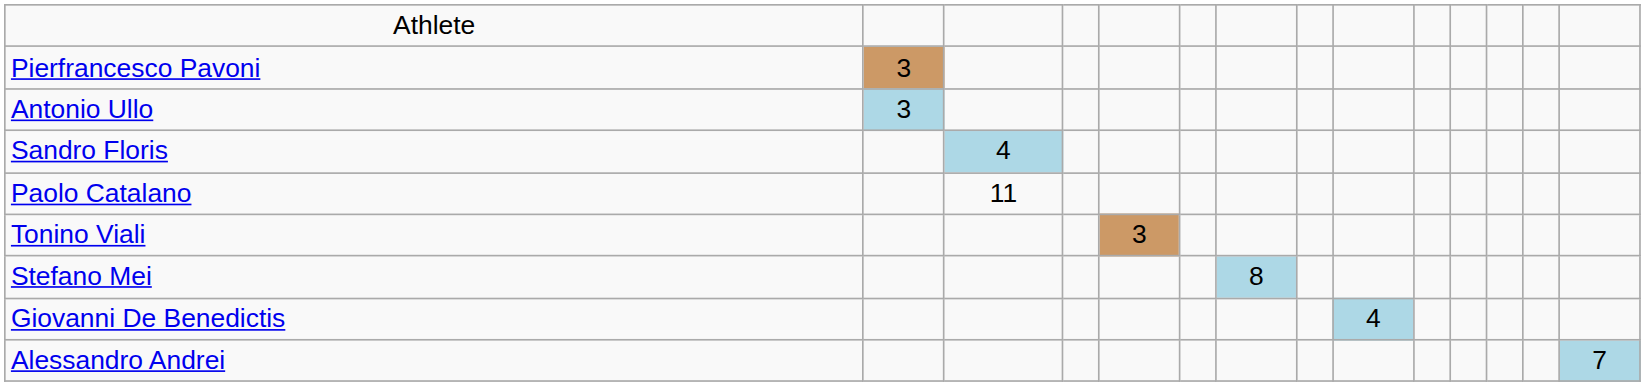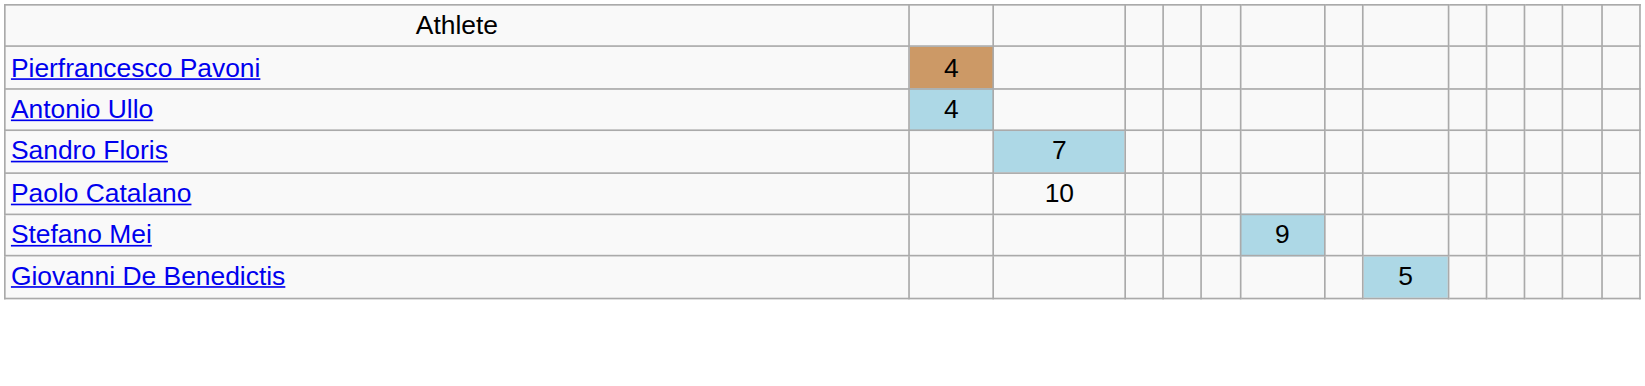(904, 67) 3 -> (951, 67) 4
(904, 109) 3 -> (951, 109) 4
(1003, 151) 4 -> (1059, 151) 7
(1003, 192) 11 -> (1059, 192) 10
- row: (78, 234)
(1256, 276) 8 -> (1282, 234) 9
(1373, 318) 4 -> (1405, 276) 5
- row: (118, 360)
